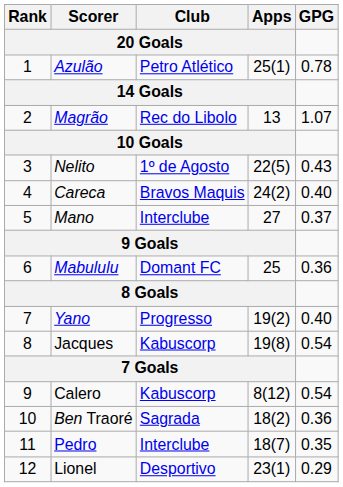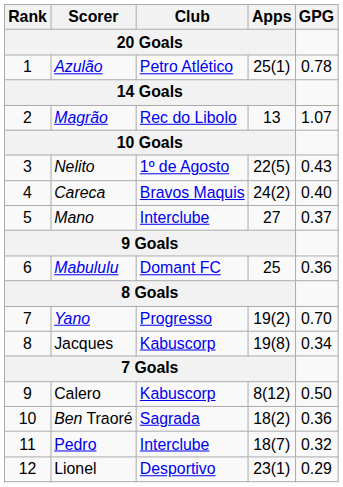(316, 318) 0.40 -> (316, 318) 0.70
(316, 343) 0.54 -> (316, 343) 0.34
(316, 393) 0.54 -> (316, 393) 0.50
(316, 444) 0.35 -> (316, 444) 0.32
